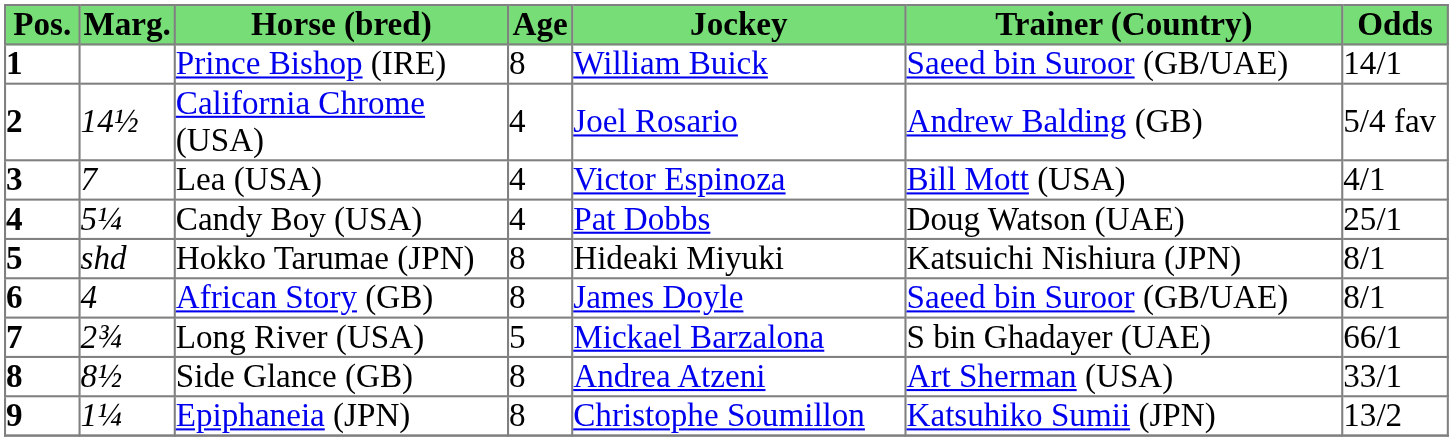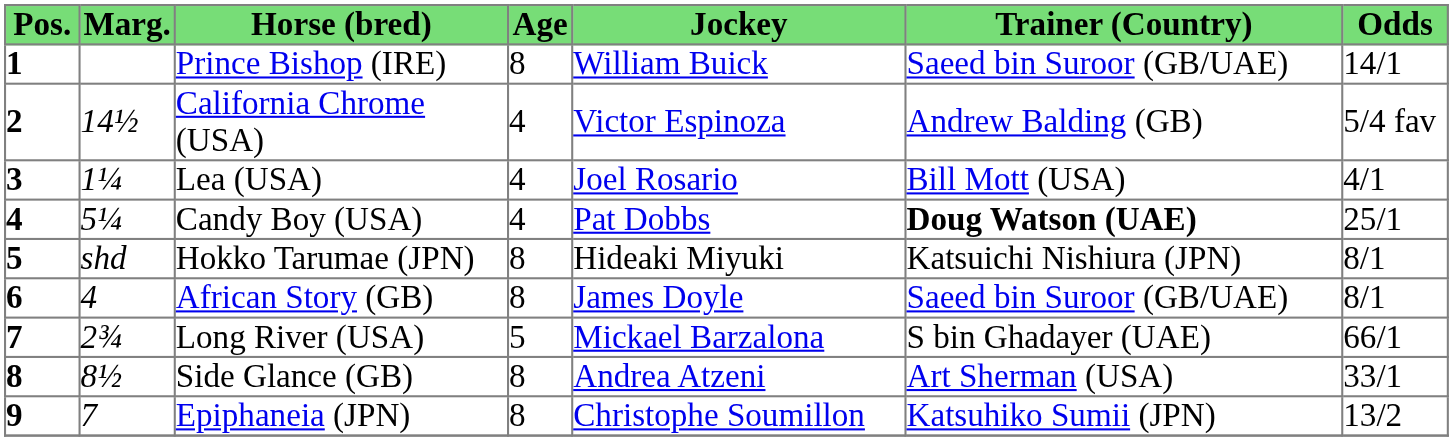(656, 121) Joel Rosario -> (679, 121) Victor Espinoza
(89, 179) 7 -> (101, 179) 1¼
(679, 179) Victor Espinoza -> (656, 179) Joel Rosario
(1046, 218) normal -> (1052, 218) bold
(101, 415) 1¼ -> (89, 415) 7
